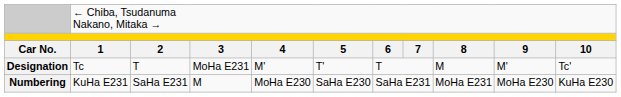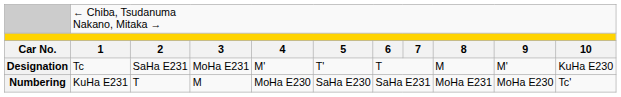(136, 66) T -> (160, 66) SaHa E231
(565, 66) Tc' -> (586, 66) KuHa E230
(160, 83) SaHa E231 -> (136, 83) T
(586, 83) KuHa E230 -> (565, 83) Tc'
